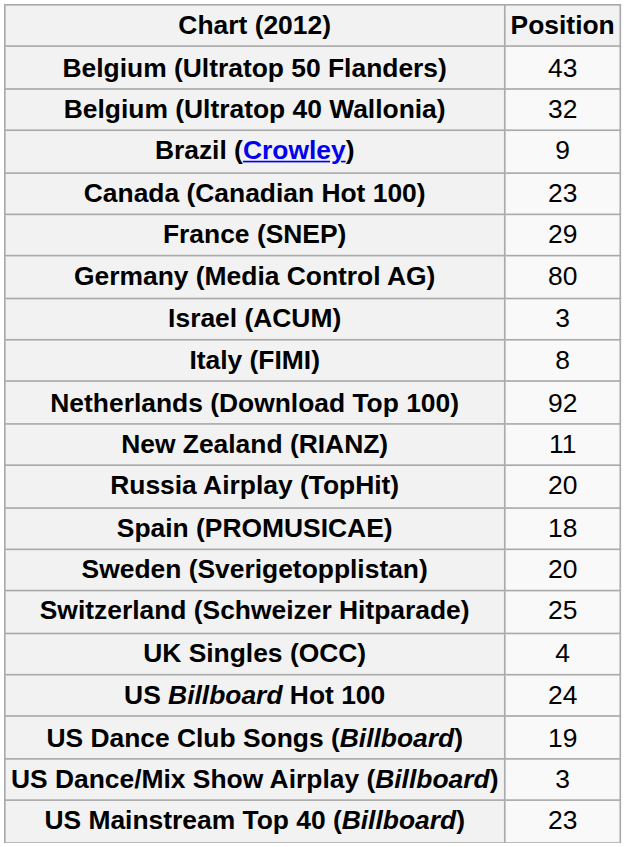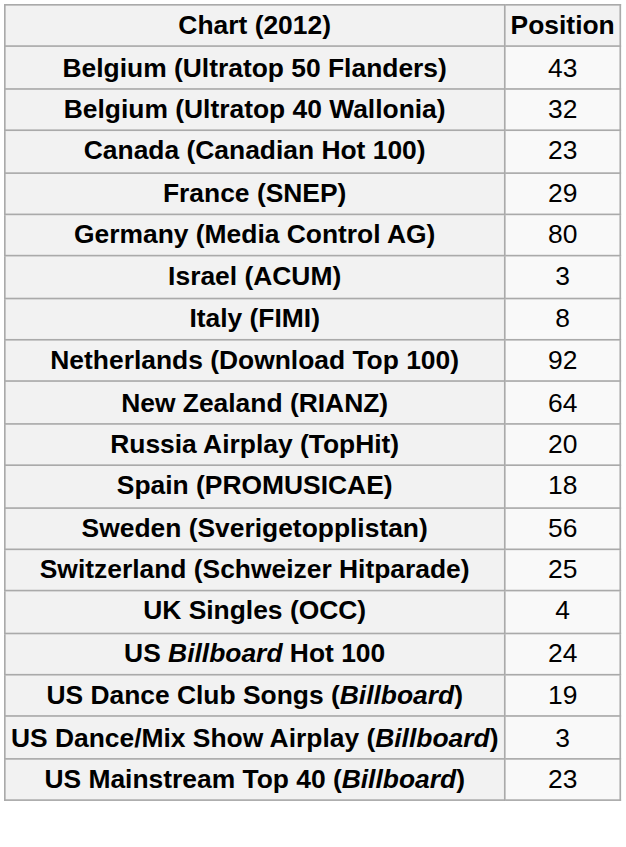- row: (255, 151)
(563, 444) 11 -> (563, 402) 64
(563, 569) 20 -> (563, 527) 56
